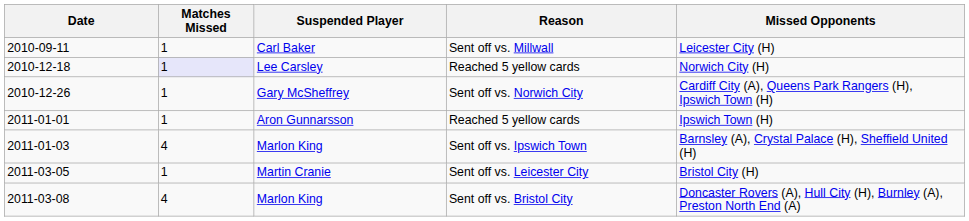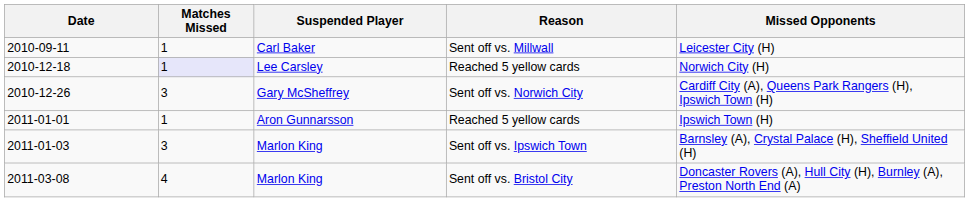(164, 93) 1 -> (164, 93) 3
(164, 146) 4 -> (164, 146) 3
- row: (38, 173)
